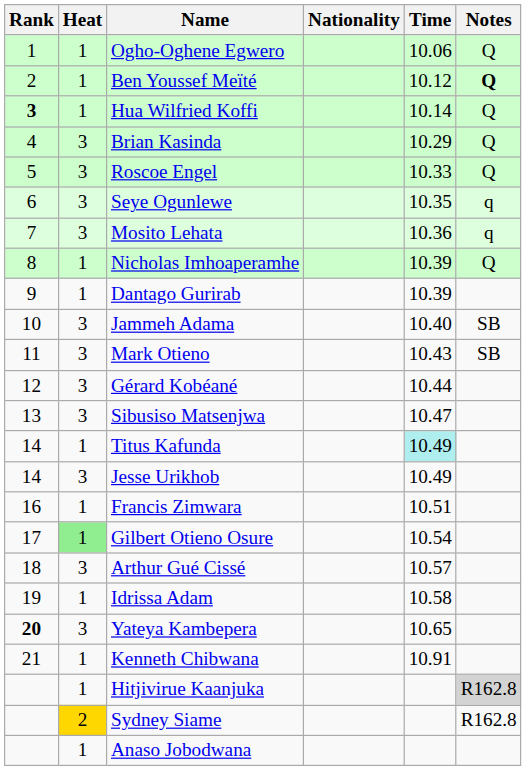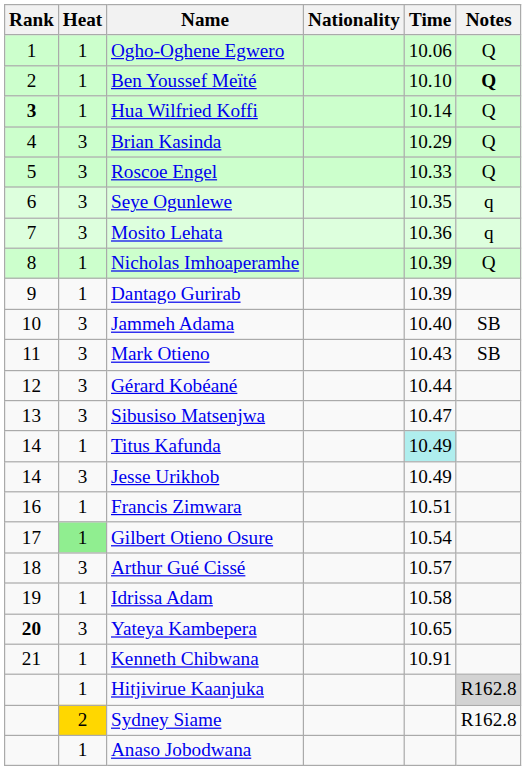(430, 80) 10.12 -> (430, 80) 10.10
